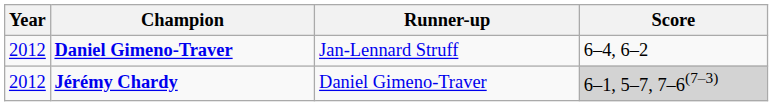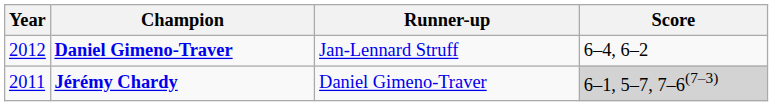(27, 83) 2012 -> (27, 83) 2011
